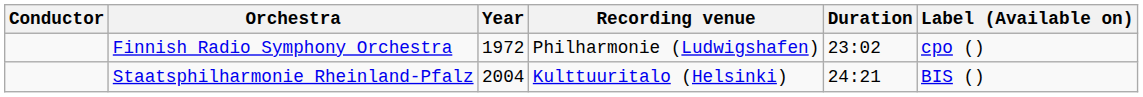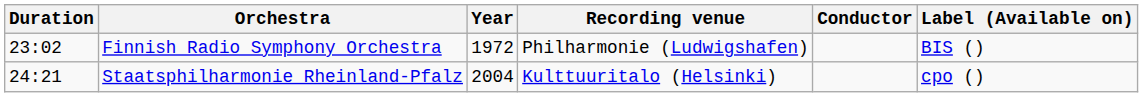columns swapped: (57, 19) <-> (870, 19)
(953, 48) cpo () -> (953, 48) BIS ()
(953, 77) BIS () -> (953, 77) cpo ()
